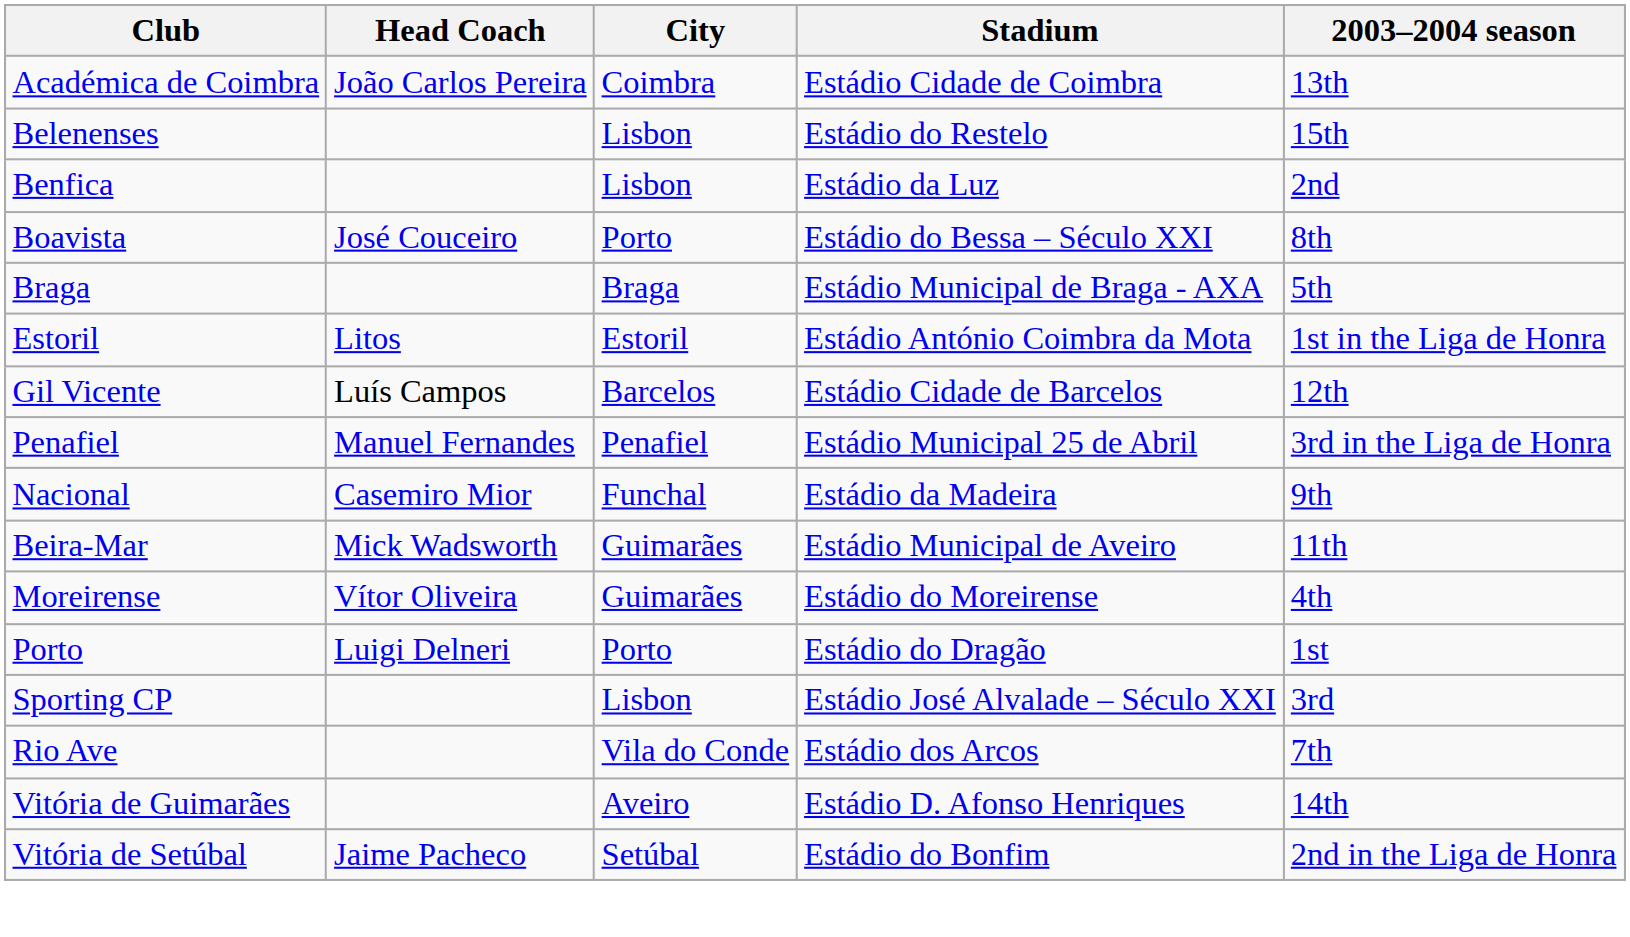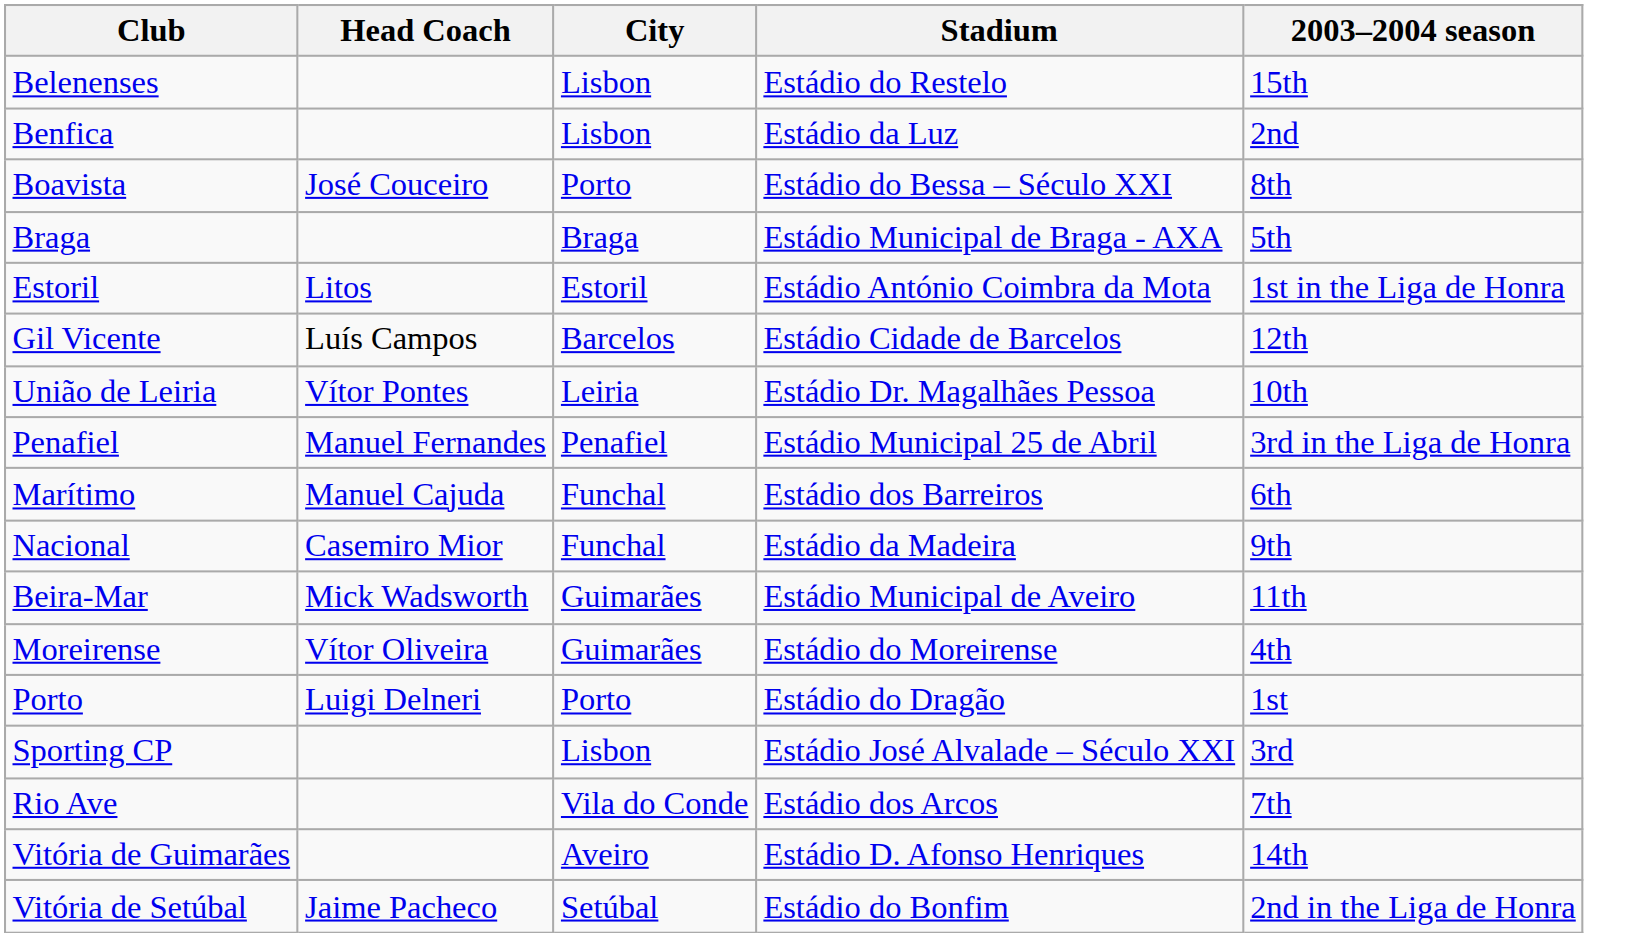- row: (166, 81)
+ row: (114, 390)
+ row: (74, 493)
